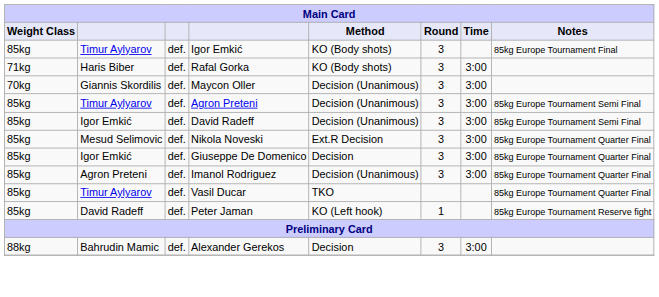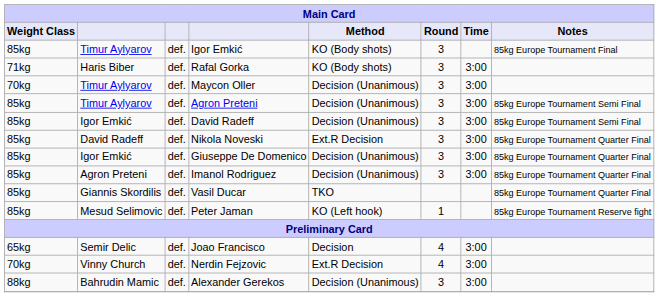(121, 85) Giannis Skordilis -> (116, 85) Timur Aylyarov
(121, 139) Mesud Selimovic -> (112, 139) David Radeff
(333, 157) Decision -> (365, 157) Decision (Unanimous)
(116, 192) Timur Aylyarov -> (121, 192) Giannis Skordilis
(112, 210) David Radeff -> (121, 210) Mesud Selimovic
+ row: (228, 246)
+ row: (229, 264)
(333, 246) Decision -> (365, 282) Decision (Unanimous)
